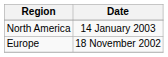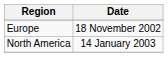rows swapped: (23, 44) <-> (39, 28)
